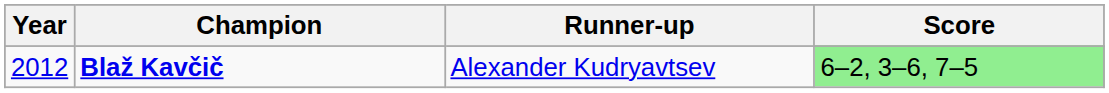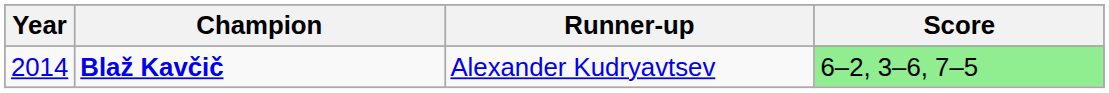(40, 66) 2012 -> (40, 66) 2014
